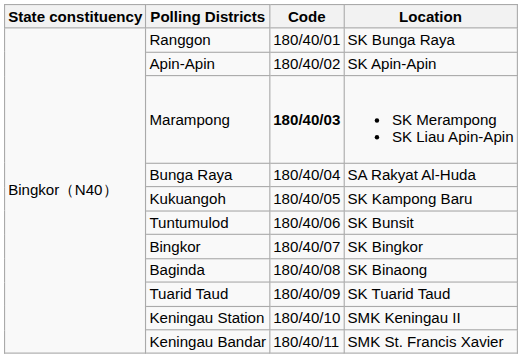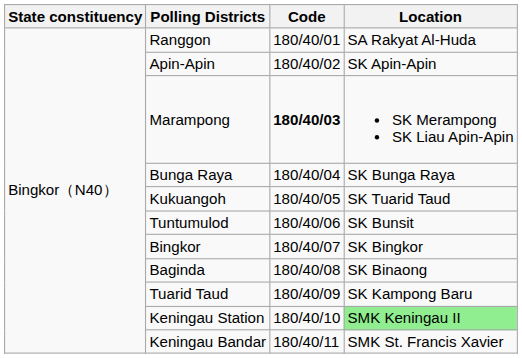(401, 40) SK Bunga Raya -> (412, 40) SA Rakyat Al-Huda
(412, 175) SA Rakyat Al-Huda -> (401, 175) SK Bunga Raya
(410, 199) SK Kampong Baru -> (399, 199) SK Tuarid Taud
(399, 294) SK Tuarid Taud -> (410, 294) SK Kampong Baru
(404, 317) no background -> (404, 317) lightgreen background
